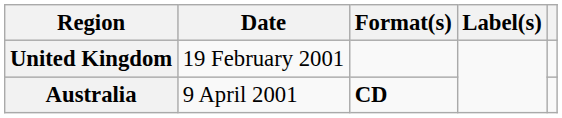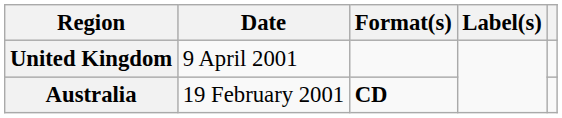(263, 58) 19 February 2001 -> (240, 58) 9 April 2001
(240, 94) 9 April 2001 -> (263, 94) 19 February 2001
